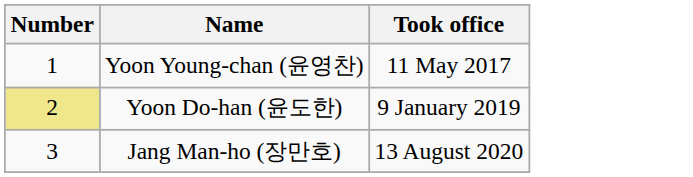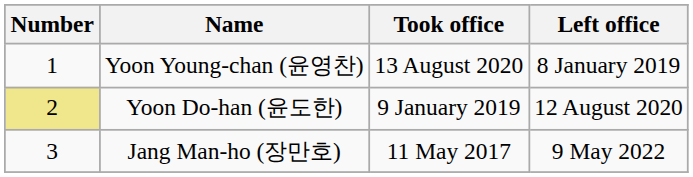+ column: (609, 24)
(449, 65) 11 May 2017 -> (449, 65) 13 August 2020
(449, 151) 13 August 2020 -> (449, 151) 11 May 2017
